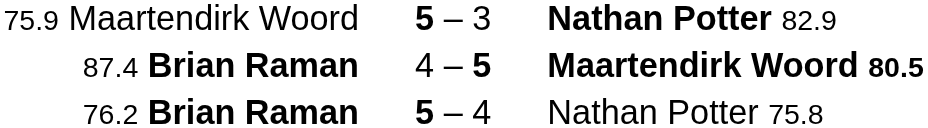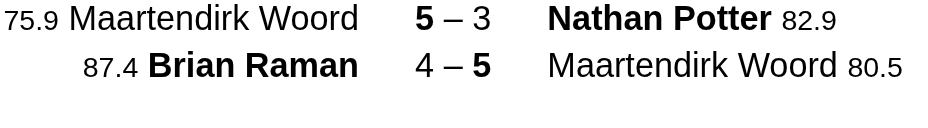(736, 65) bold -> (725, 65) normal
- row: (221, 112)
